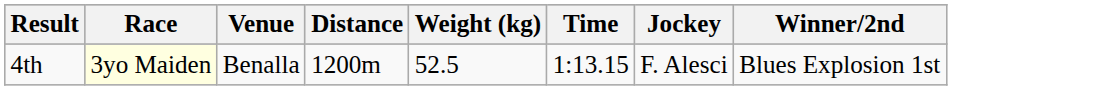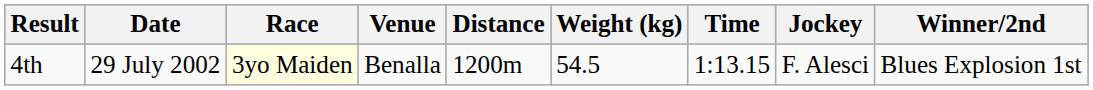+ column: (155, 24)
(437, 64) 52.5 -> (578, 64) 54.5
